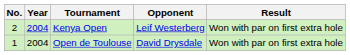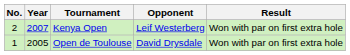(38, 28) 2004 -> (38, 28) 2007
(38, 43) 2004 -> (38, 43) 2005
